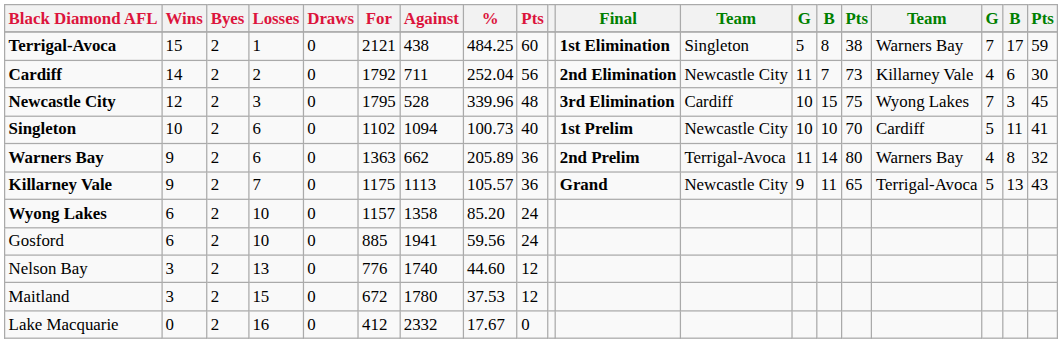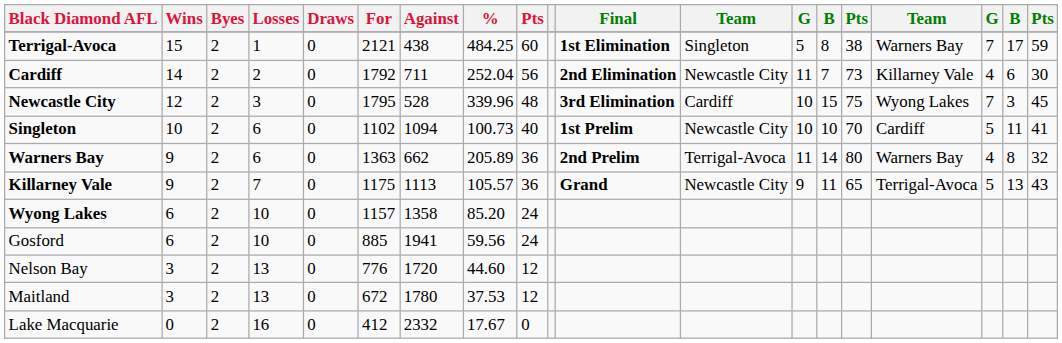(421, 268) 1740 -> (421, 268) 1720
(261, 296) 15 -> (261, 296) 13
